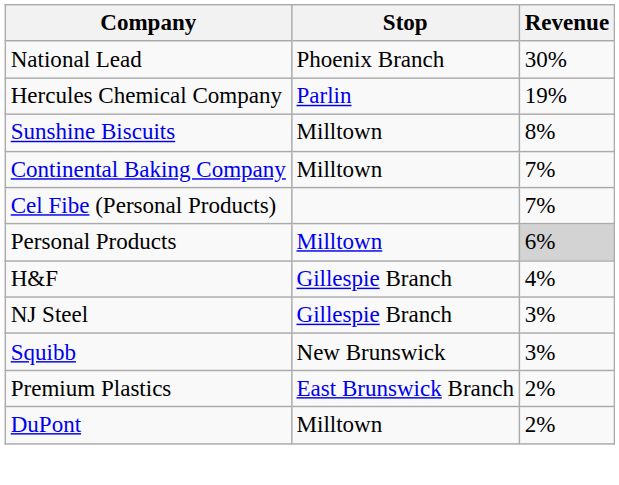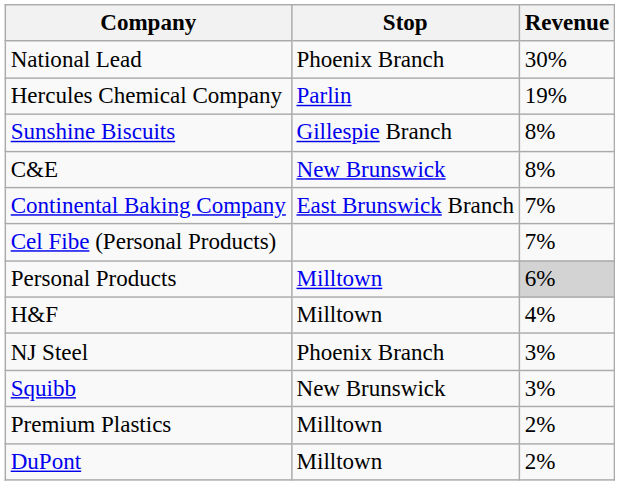(339, 132) Milltown -> (374, 132) Gillespie Branch
+ row: (34, 168)
(339, 168) Milltown -> (405, 205) East Brunswick Branch
(374, 278) Gillespie Branch -> (339, 315) Milltown
(374, 315) Gillespie Branch -> (370, 351) Phoenix Branch
(405, 388) East Brunswick Branch -> (339, 424) Milltown
